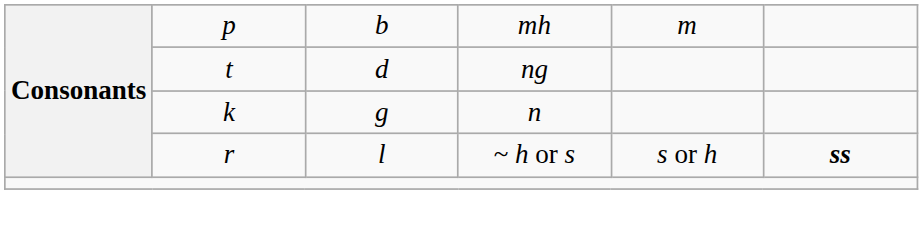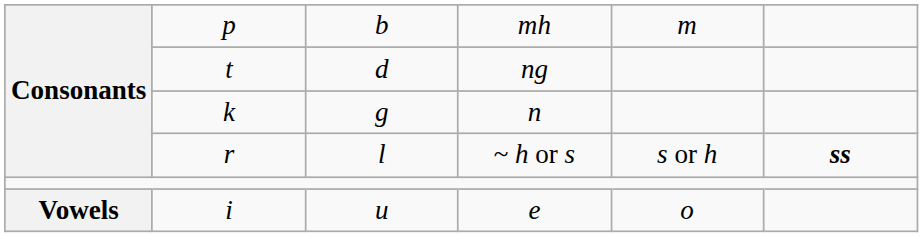+ row: (229, 209)
